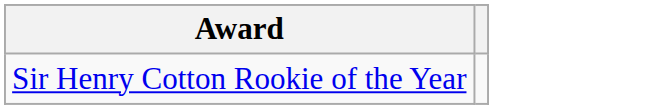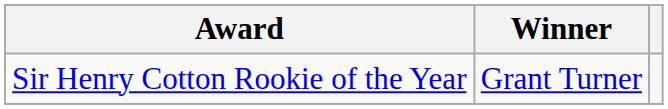+ column: (561, 29)
